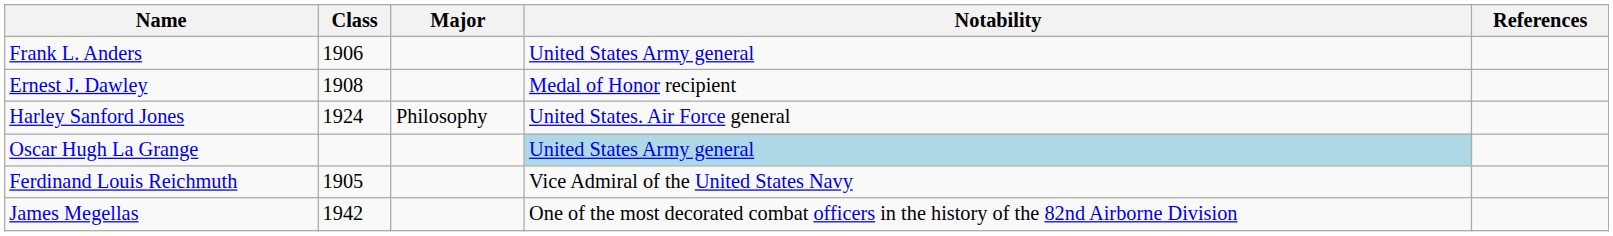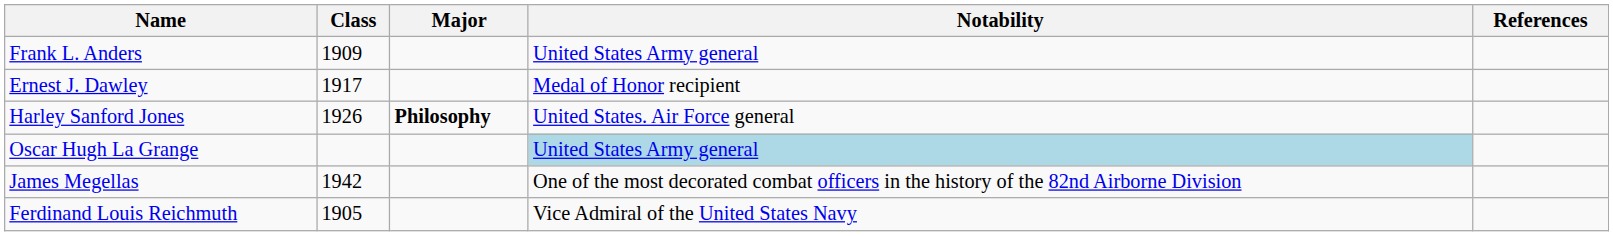(343, 52) 1906 -> (342, 52) 1909
(343, 85) 1908 -> (342, 85) 1917
(343, 117) 1924 -> (342, 117) 1926
(442, 117) normal -> (443, 117) bold
rows swapped: (74, 213) <-> (123, 181)
